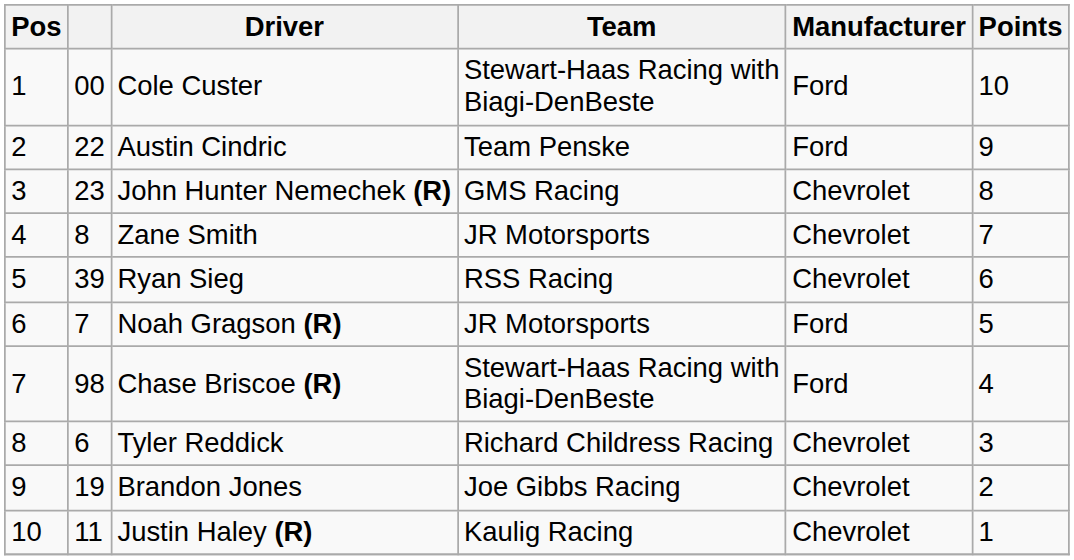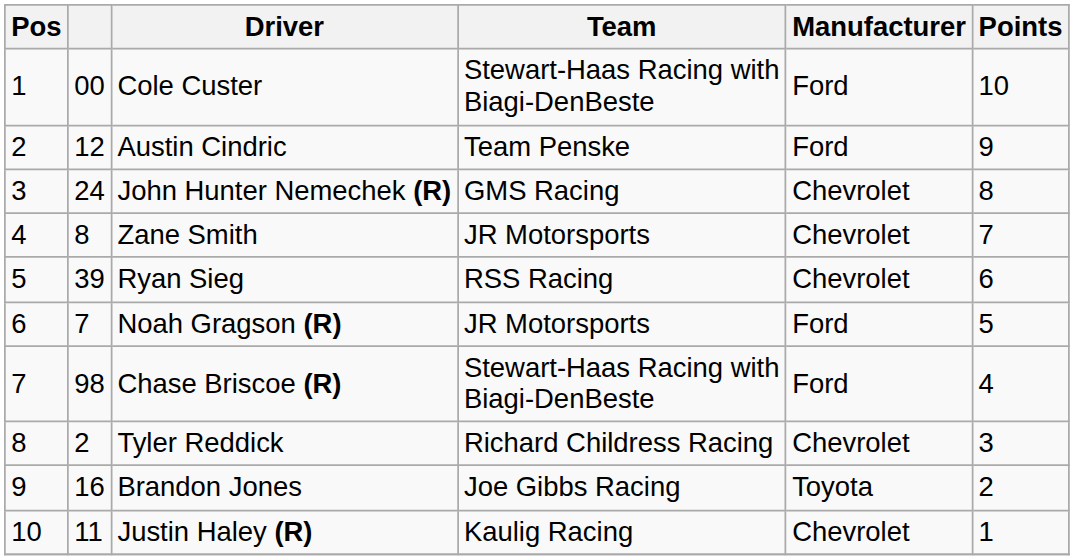(89, 146) 22 -> (89, 146) 12
(89, 190) 23 -> (89, 190) 24
(82, 442) 6 -> (82, 442) 2
(89, 486) 19 -> (89, 486) 16
(851, 486) Chevrolet -> (833, 486) Toyota
